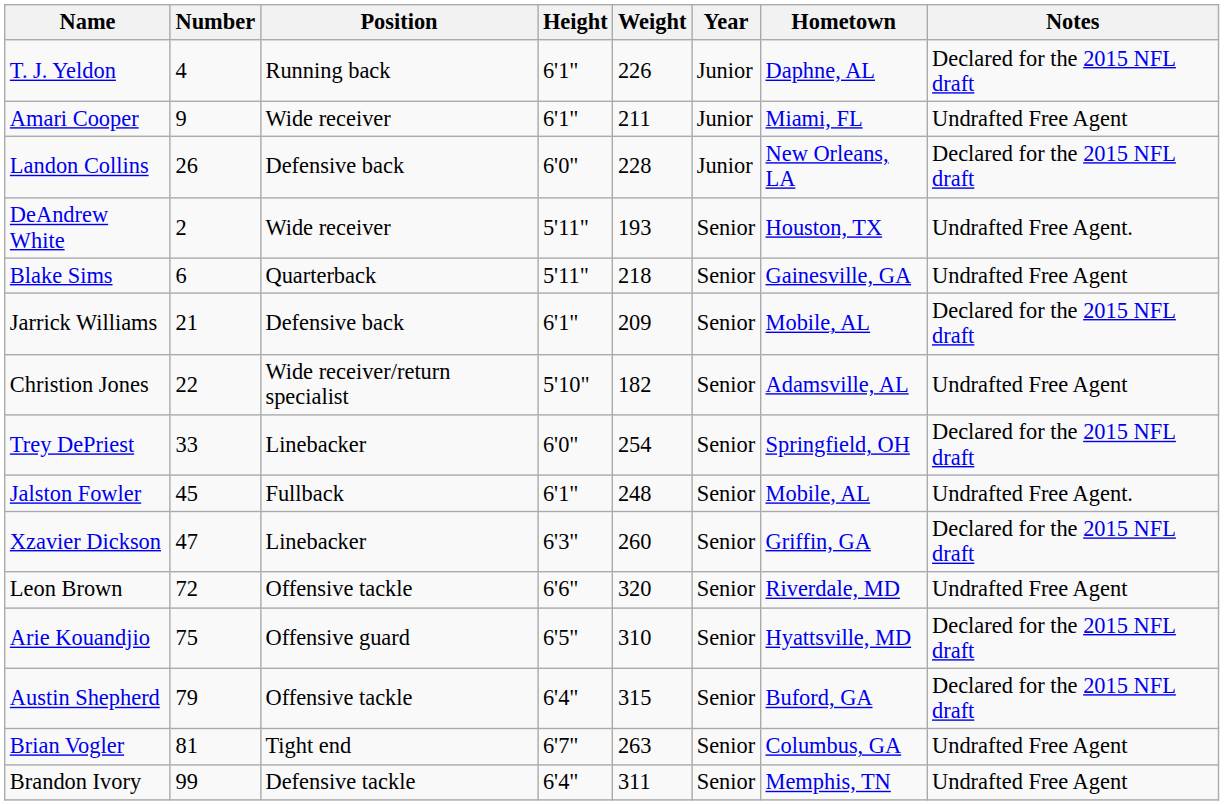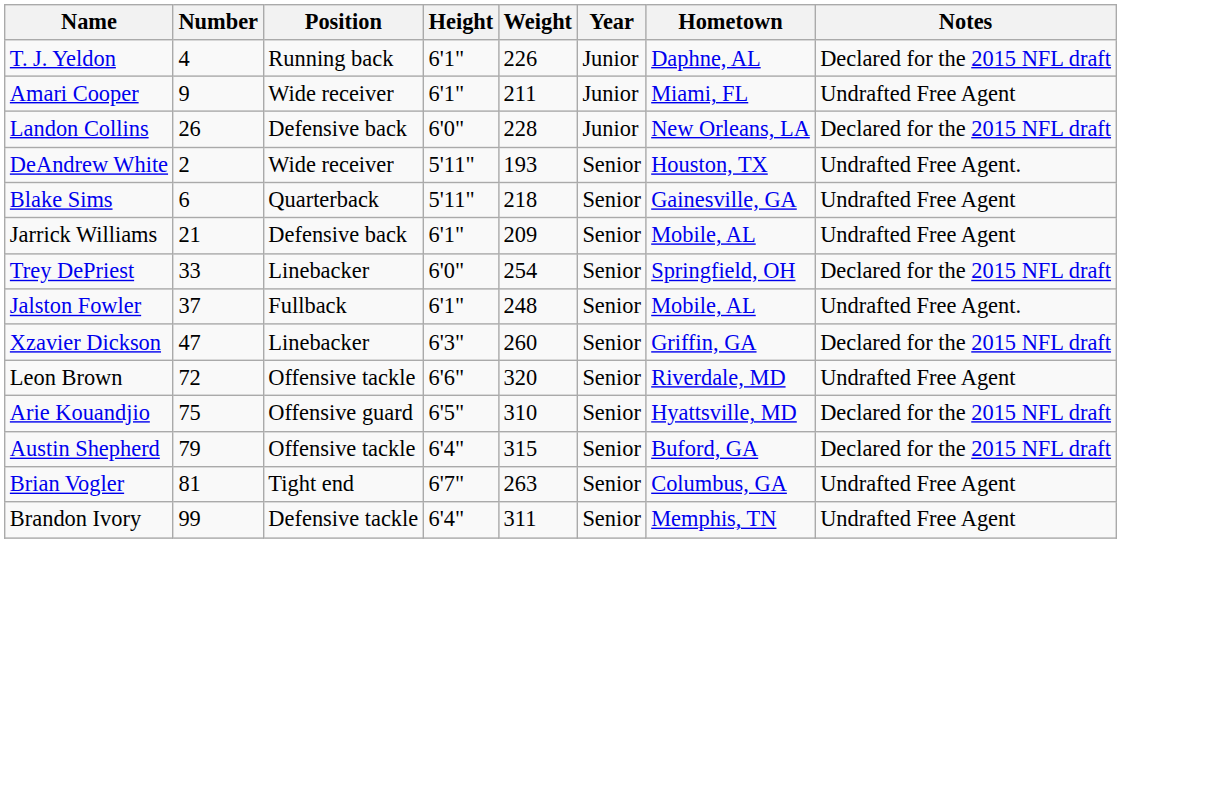(1054, 323) Declared for the 2015 NFL draft -> (918, 235) Undrafted Free Agent
- row: (79, 384)
(187, 493) 45 -> (190, 306) 37
